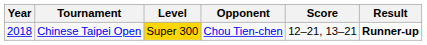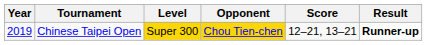(20, 31) 2018 -> (20, 31) 2019
(243, 31) no background -> (243, 31) gold background
